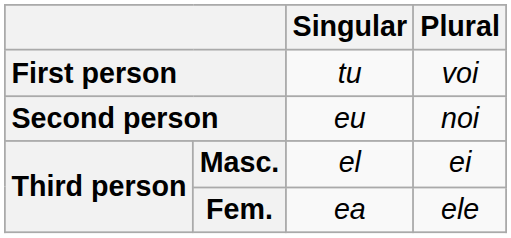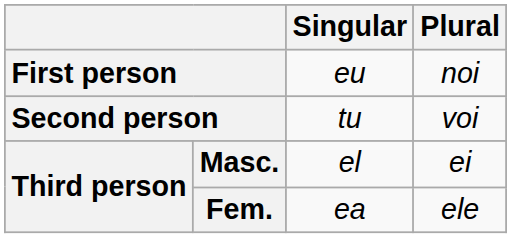(350, 72) tu -> (350, 72) eu
(460, 72) voi -> (460, 72) noi
(350, 118) eu -> (350, 118) tu
(460, 118) noi -> (460, 118) voi
